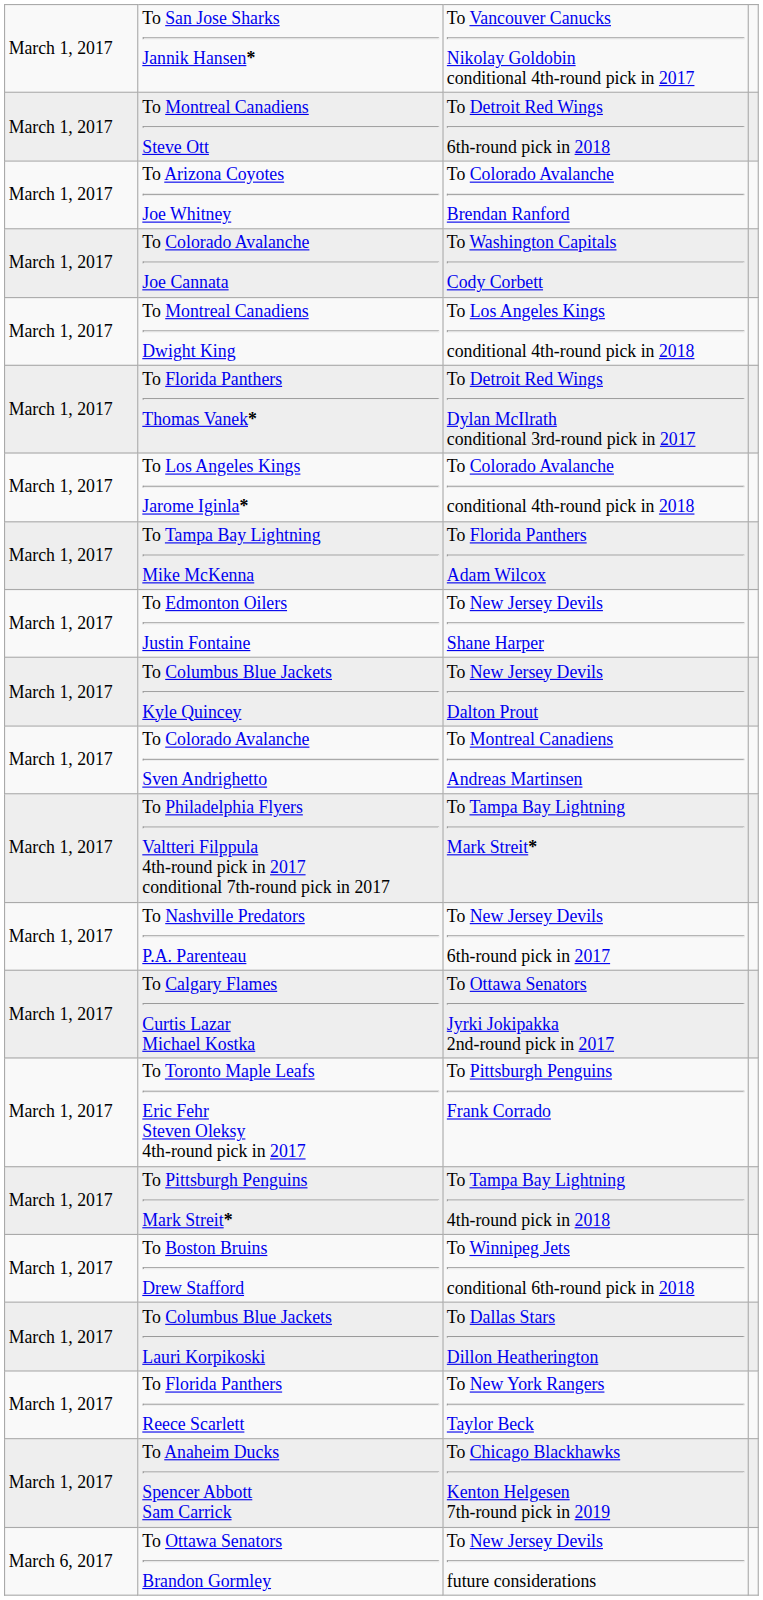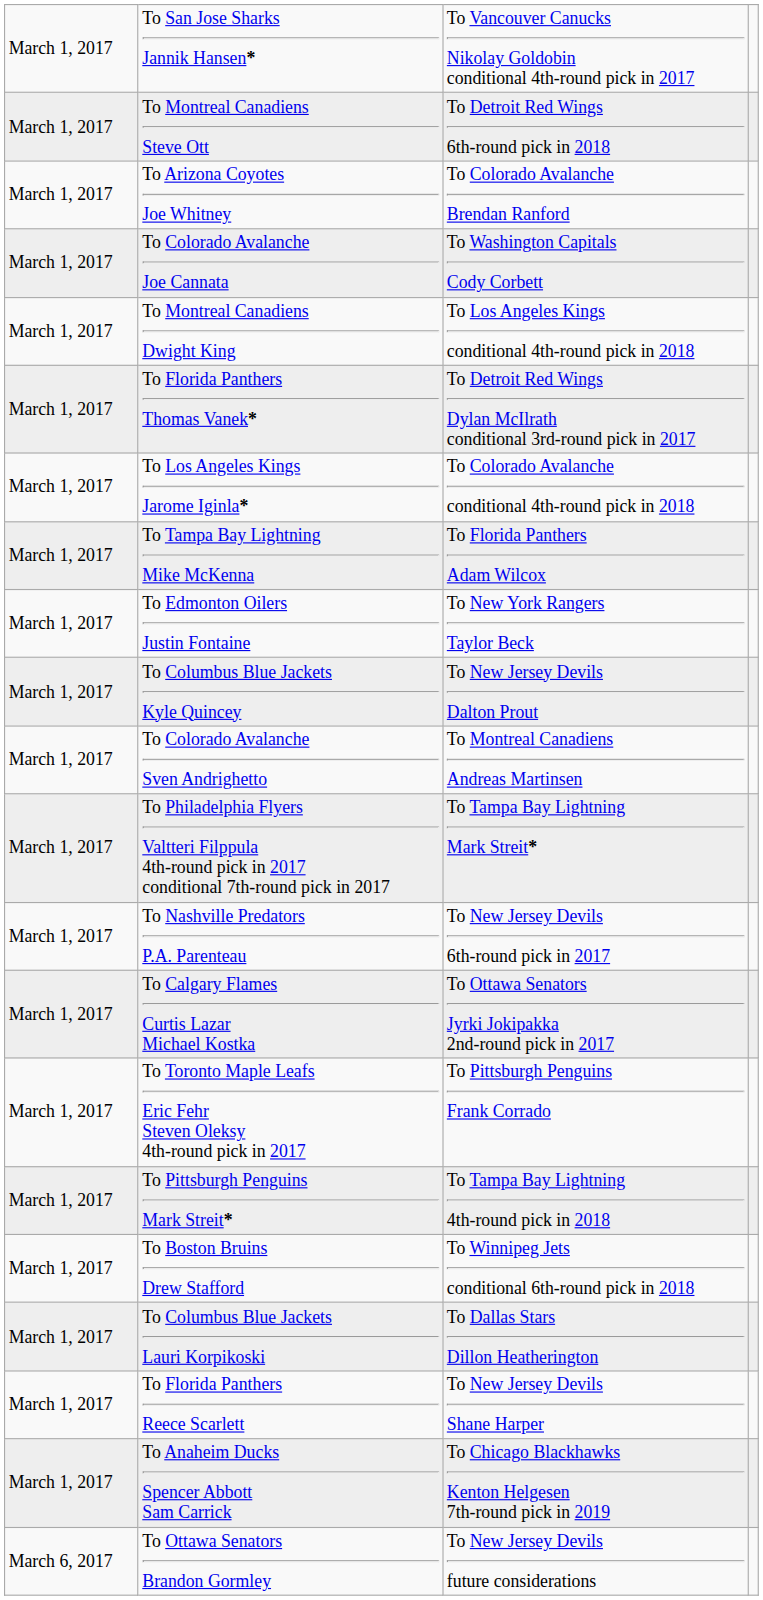(596, 623) To New Jersey Devils Shane Harper -> (596, 623) To New York Rangers Taylor Beck
(596, 1404) To New York Rangers Taylor Beck -> (596, 1404) To New Jersey Devils Shane Harper
